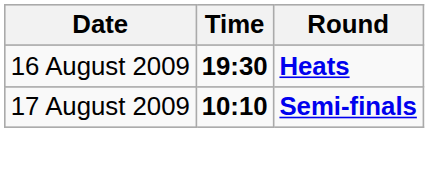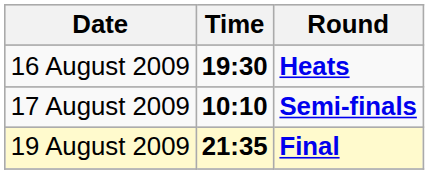+ row: (100, 147)
